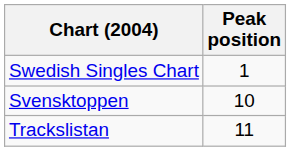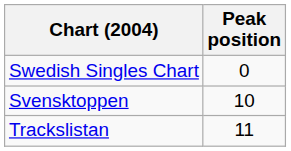(244, 70) 1 -> (244, 70) 0
